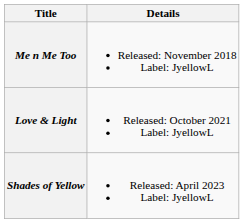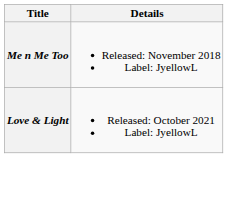- row: (46, 185)
